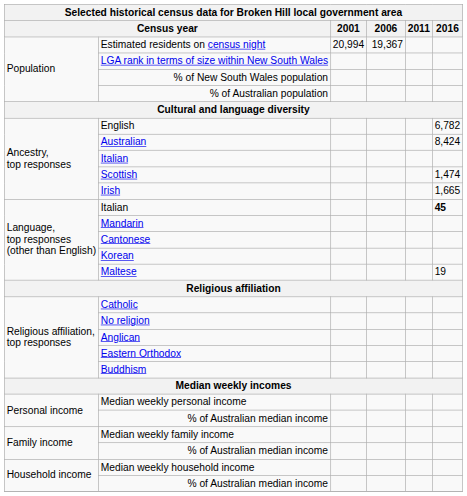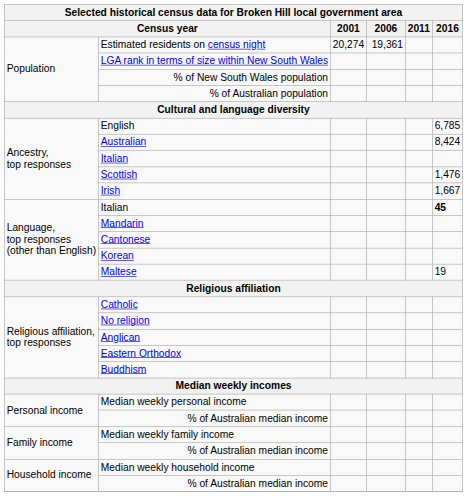(348, 45) 20,994 -> (348, 45) 20,274
(386, 45) 19,367 -> (386, 45) 19,361
(447, 126) 6,782 -> (447, 126) 6,785
(447, 175) 1,474 -> (447, 175) 1,476
(447, 191) 1,665 -> (447, 191) 1,667
